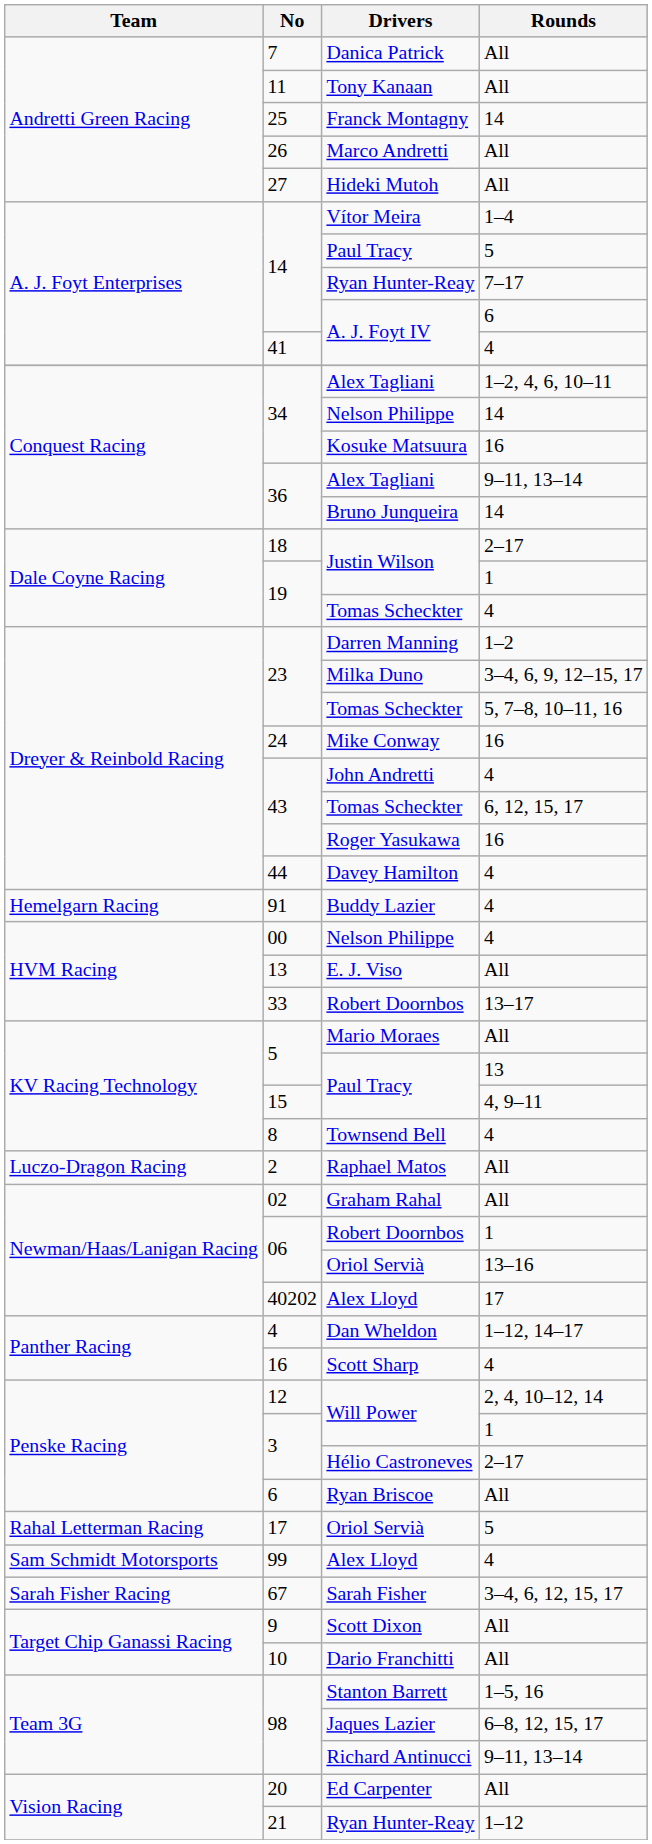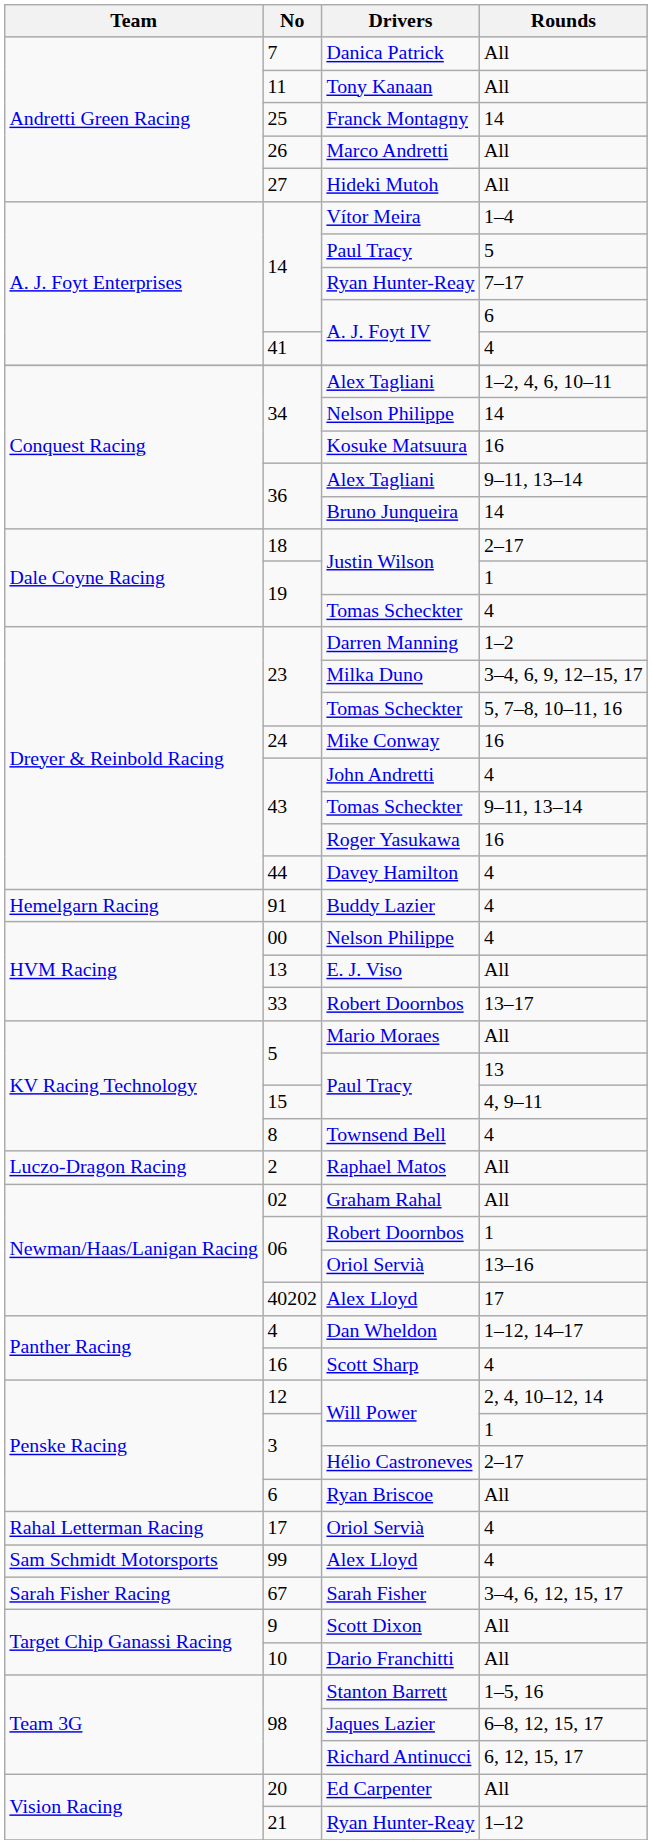(534, 806) 6, 12, 15, 17 -> (533, 806) 9–11, 13–14
(489, 1527) 5 -> (489, 1527) 4
(533, 1756) 9–11, 13–14 -> (534, 1756) 6, 12, 15, 17
